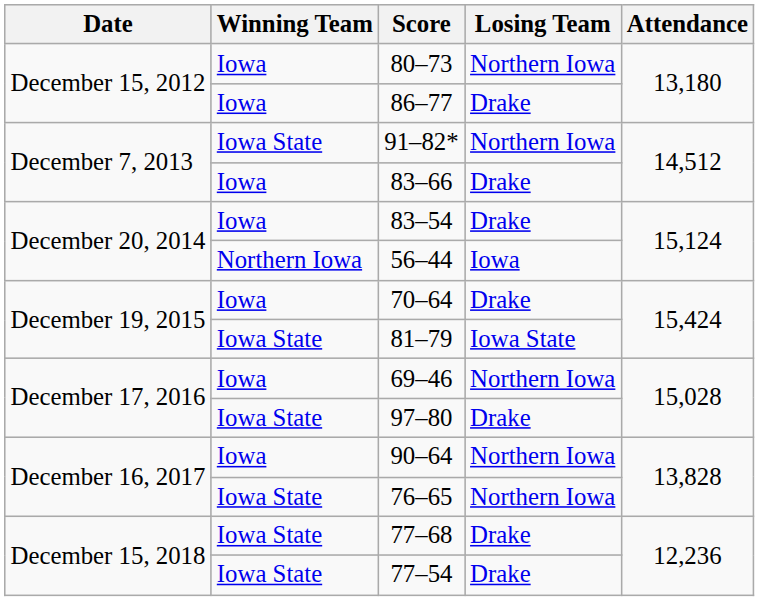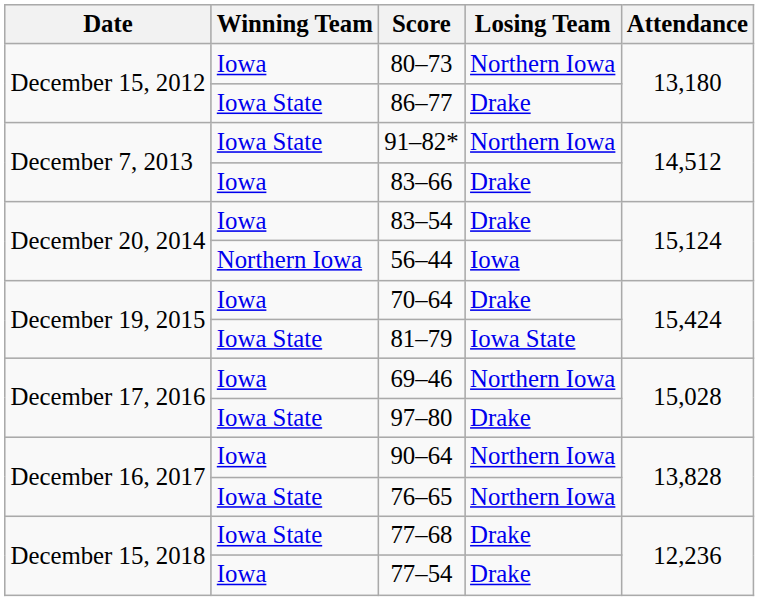(242, 102) Iowa -> (269, 102) Iowa State
(269, 574) Iowa State -> (242, 574) Iowa
